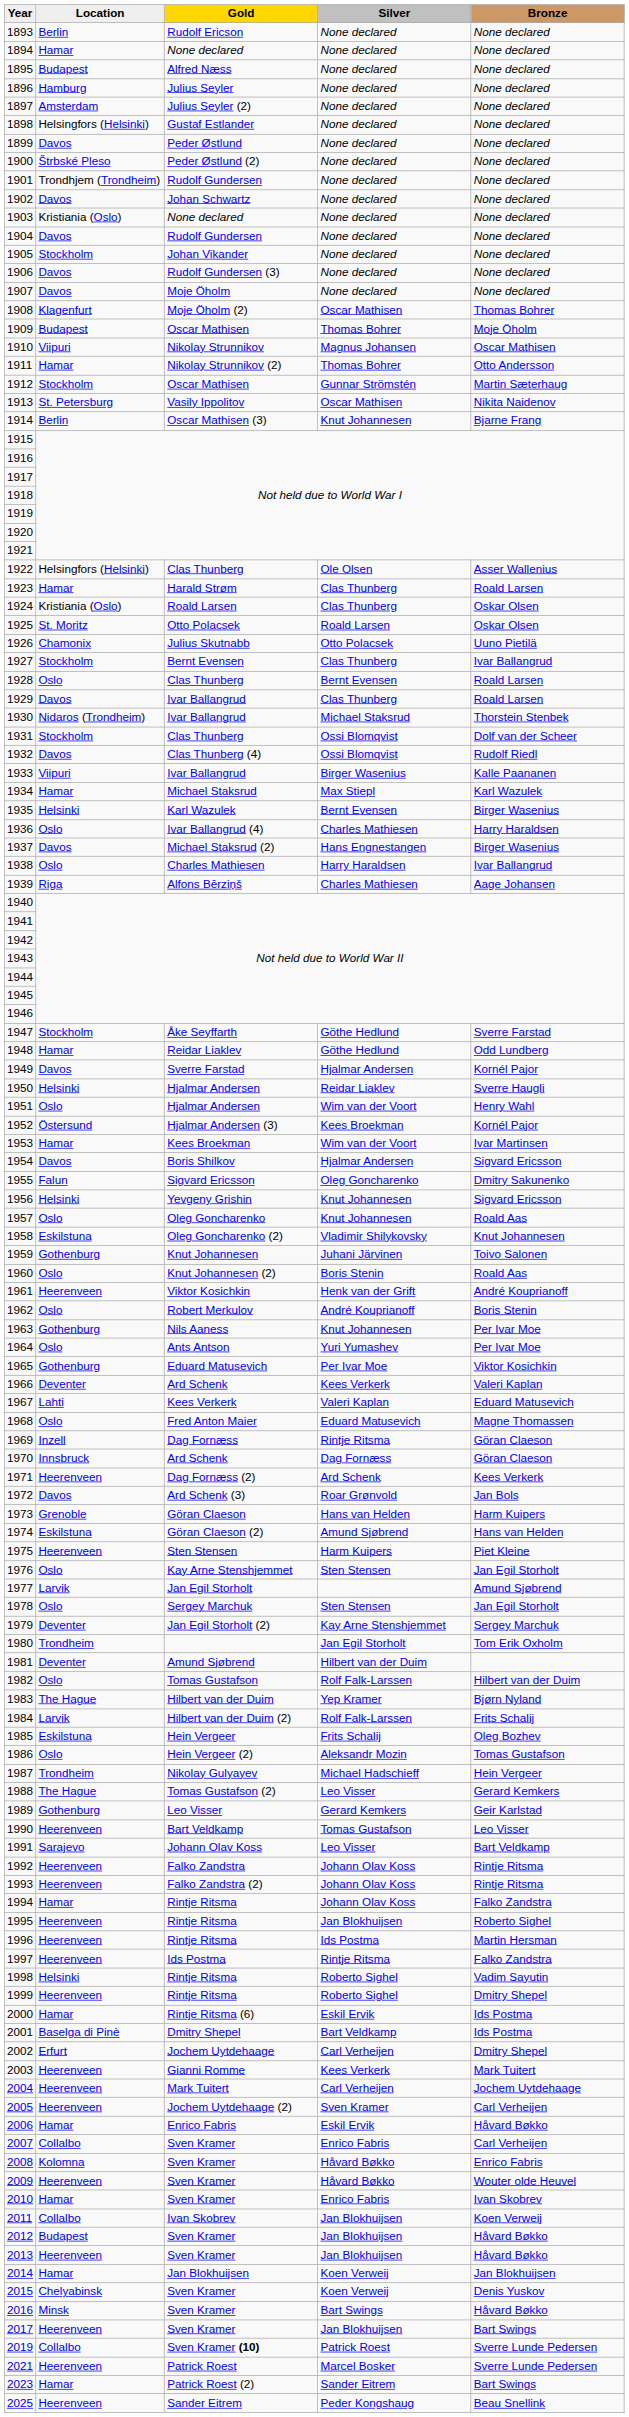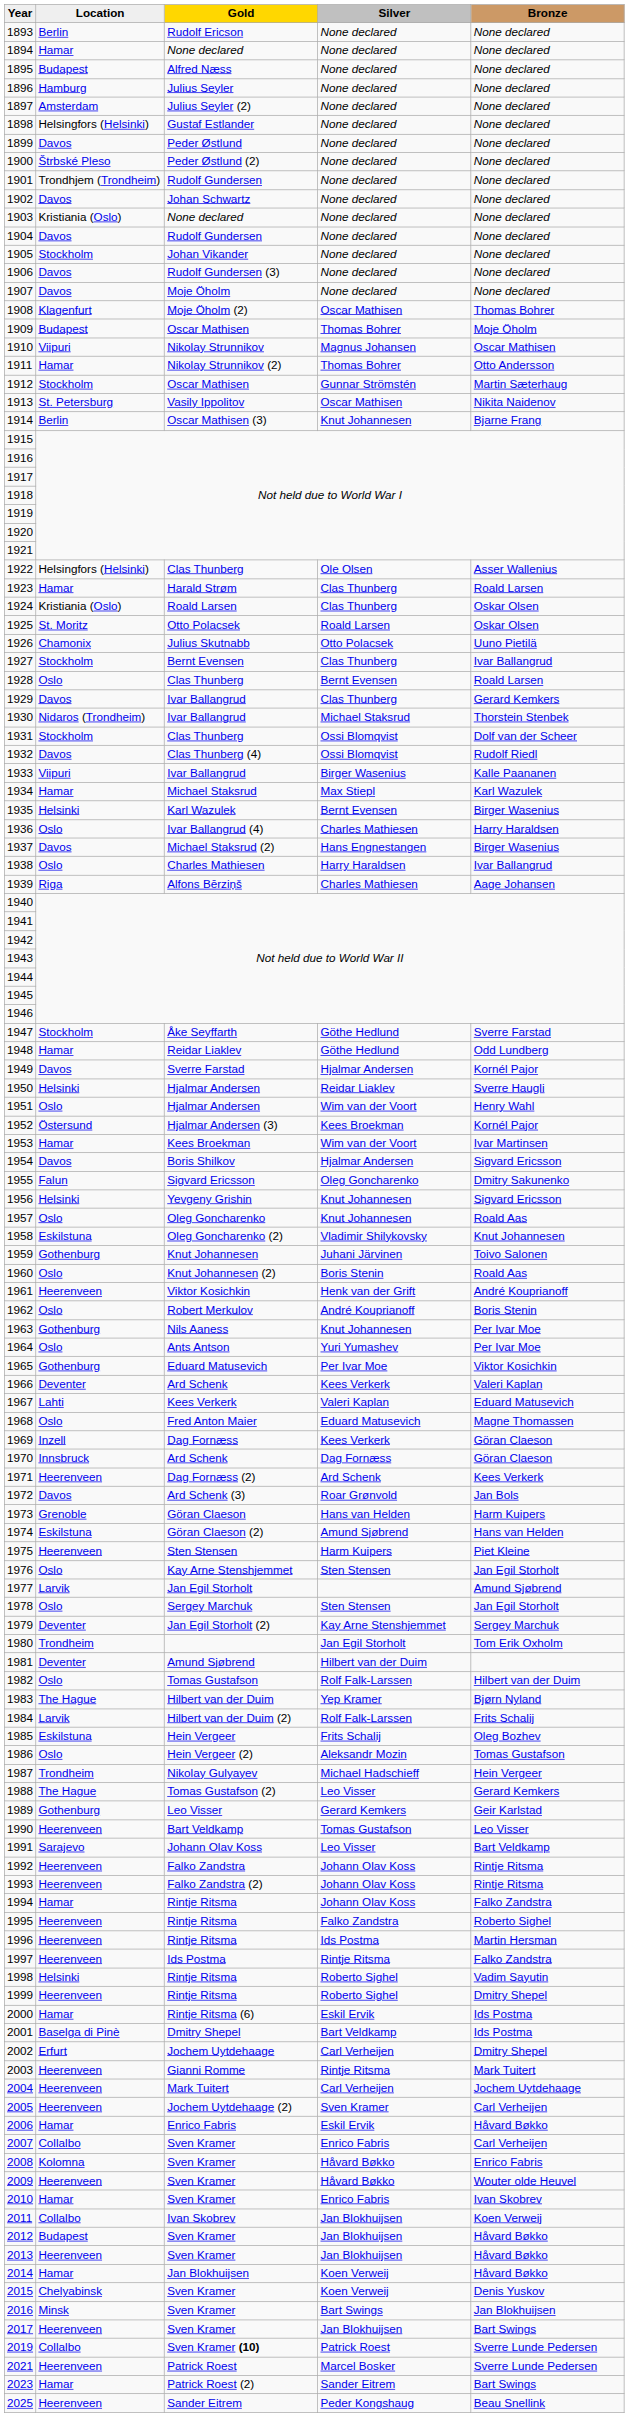(509, 699) Roald Larsen -> (517, 699) Gerard Kemkers
(355, 1440) Rintje Ritsma -> (355, 1440) Kees Verkerk
(361, 1921) Jan Blokhuijsen -> (359, 1921) Falko Zandstra
(355, 2069) Kees Verkerk -> (355, 2069) Rintje Ritsma
(515, 2273) Jan Blokhuijsen -> (511, 2273) Håvard Bøkko
(511, 2310) Håvard Bøkko -> (515, 2310) Jan Blokhuijsen
